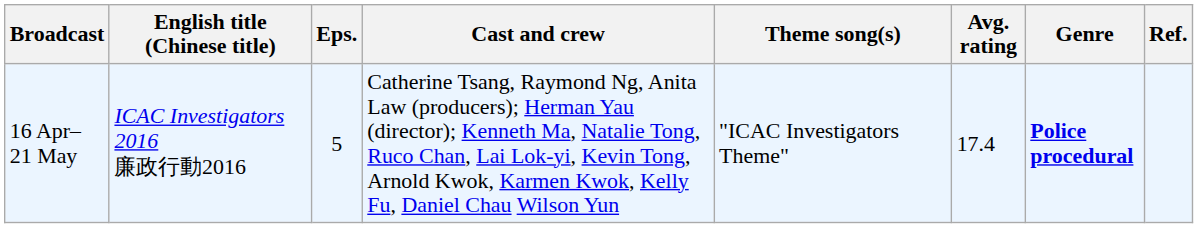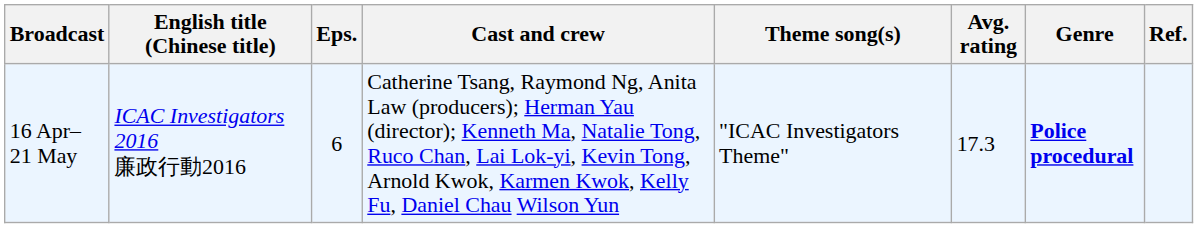(337, 142) 5 -> (337, 142) 6
(976, 142) 17.4 -> (976, 142) 17.3
